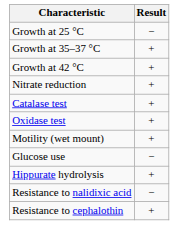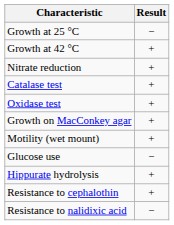- row: (56, 49)
+ row: (69, 121)
rows swapped: (72, 192) <-> (68, 210)
